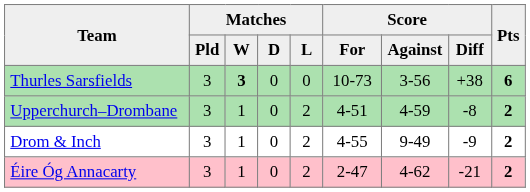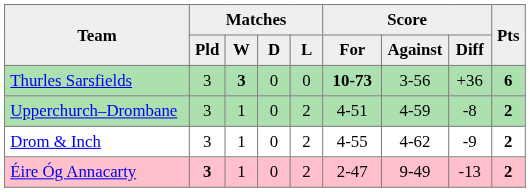(352, 80) normal -> (352, 80) bold
(470, 80) +38 -> (470, 80) +36
(415, 141) 9-49 -> (415, 141) 4-62
(207, 171) normal -> (207, 171) bold
(415, 171) 4-62 -> (415, 171) 9-49
(470, 171) -21 -> (470, 171) -13
